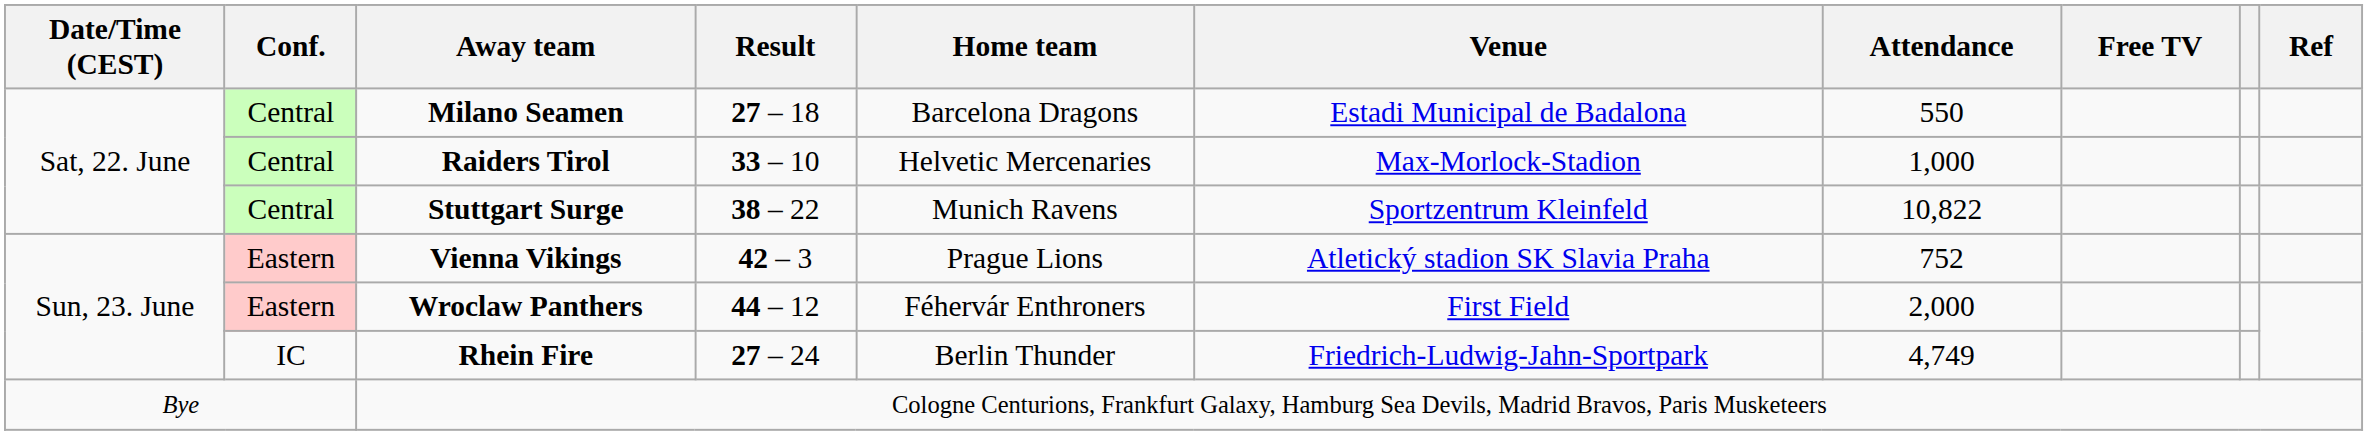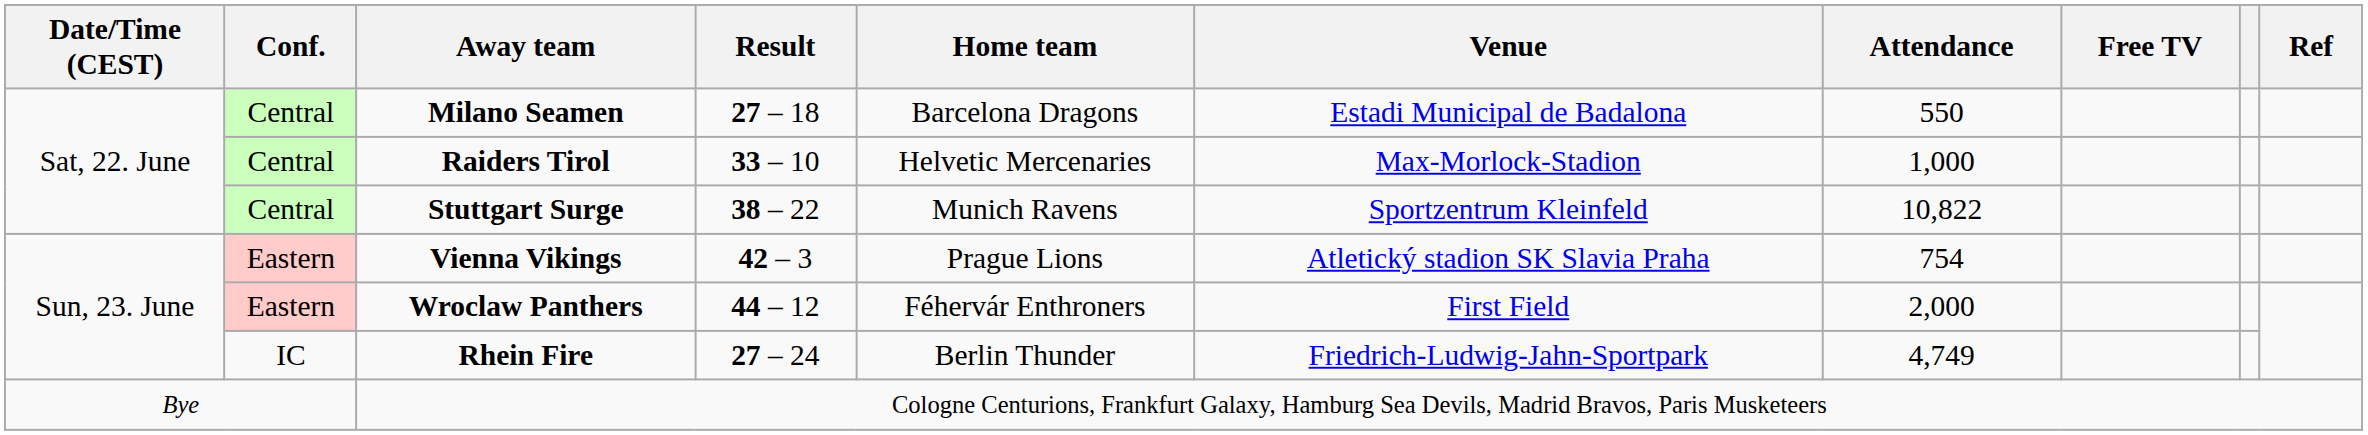(1942, 258) 752 -> (1942, 258) 754
